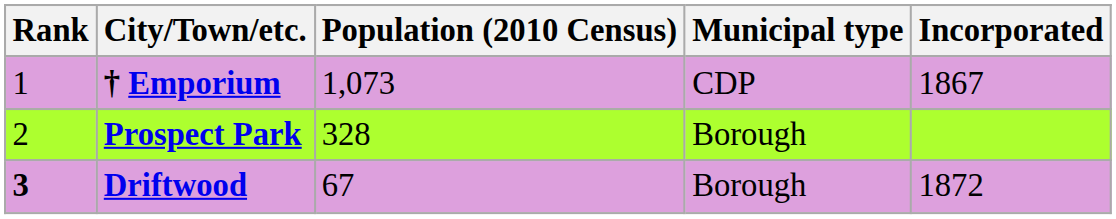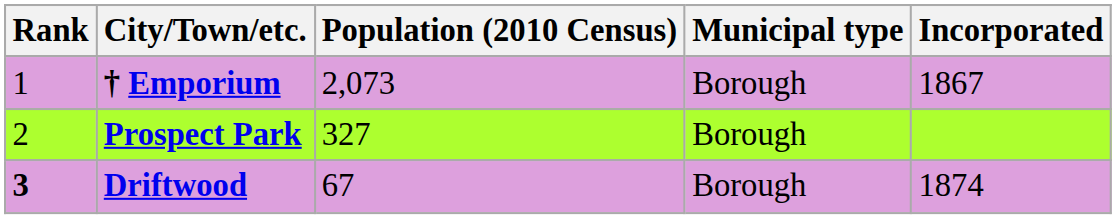(358, 82) 1,073 -> (358, 82) 2,073
(724, 82) CDP -> (749, 82) Borough
(346, 133) 328 -> (346, 133) 327
(951, 185) 1872 -> (951, 185) 1874
